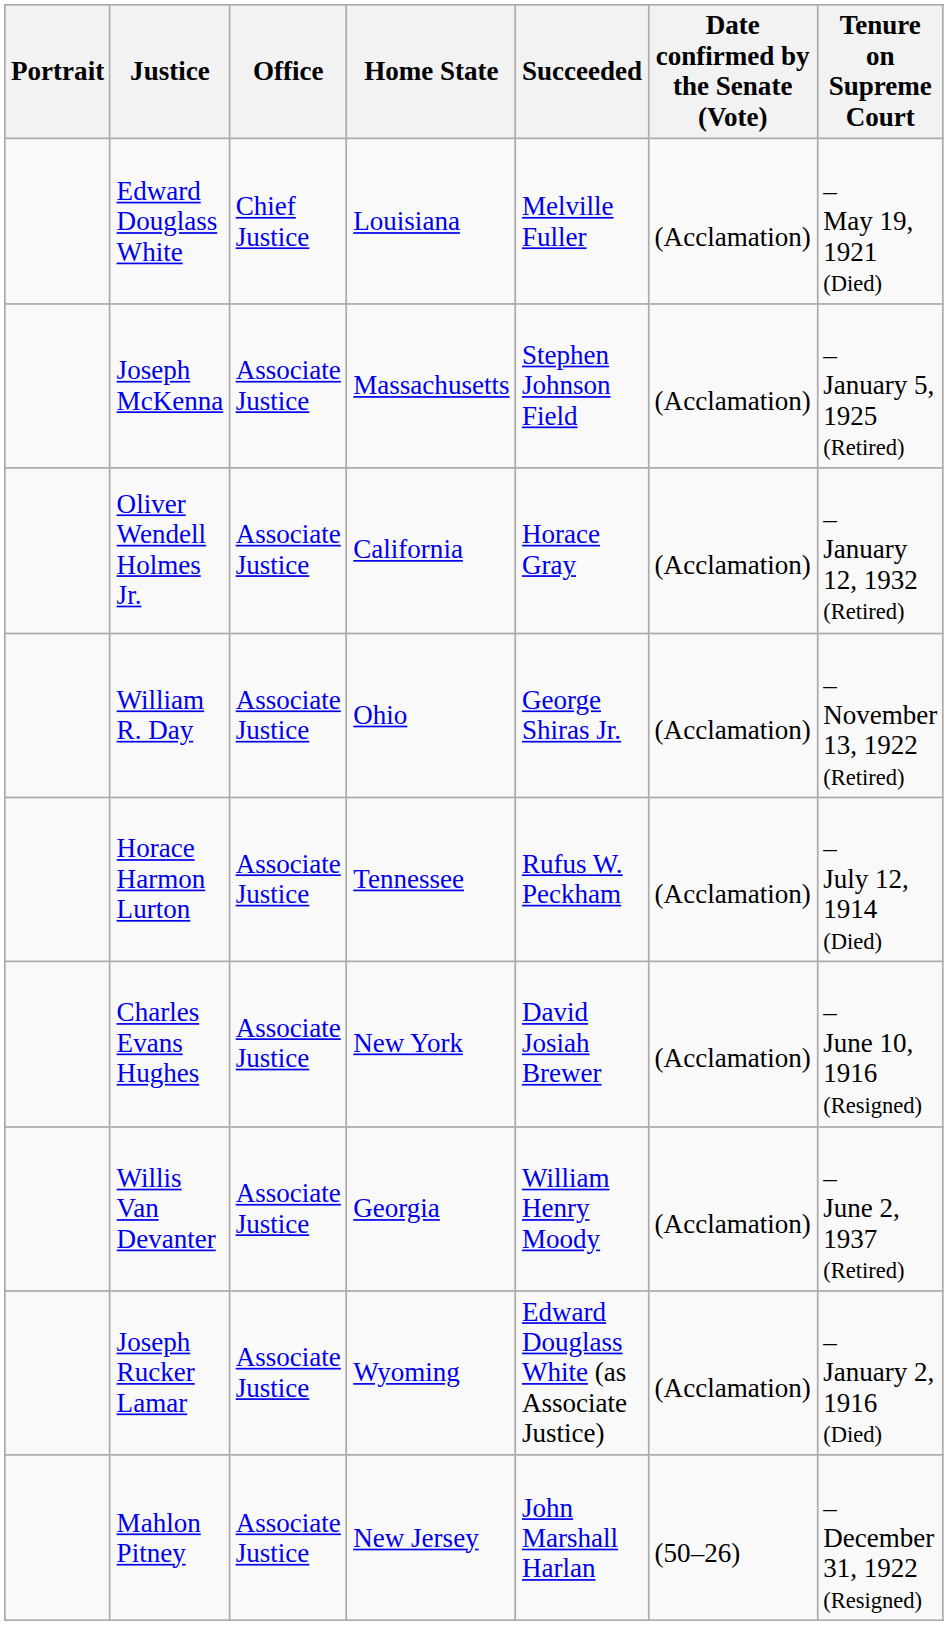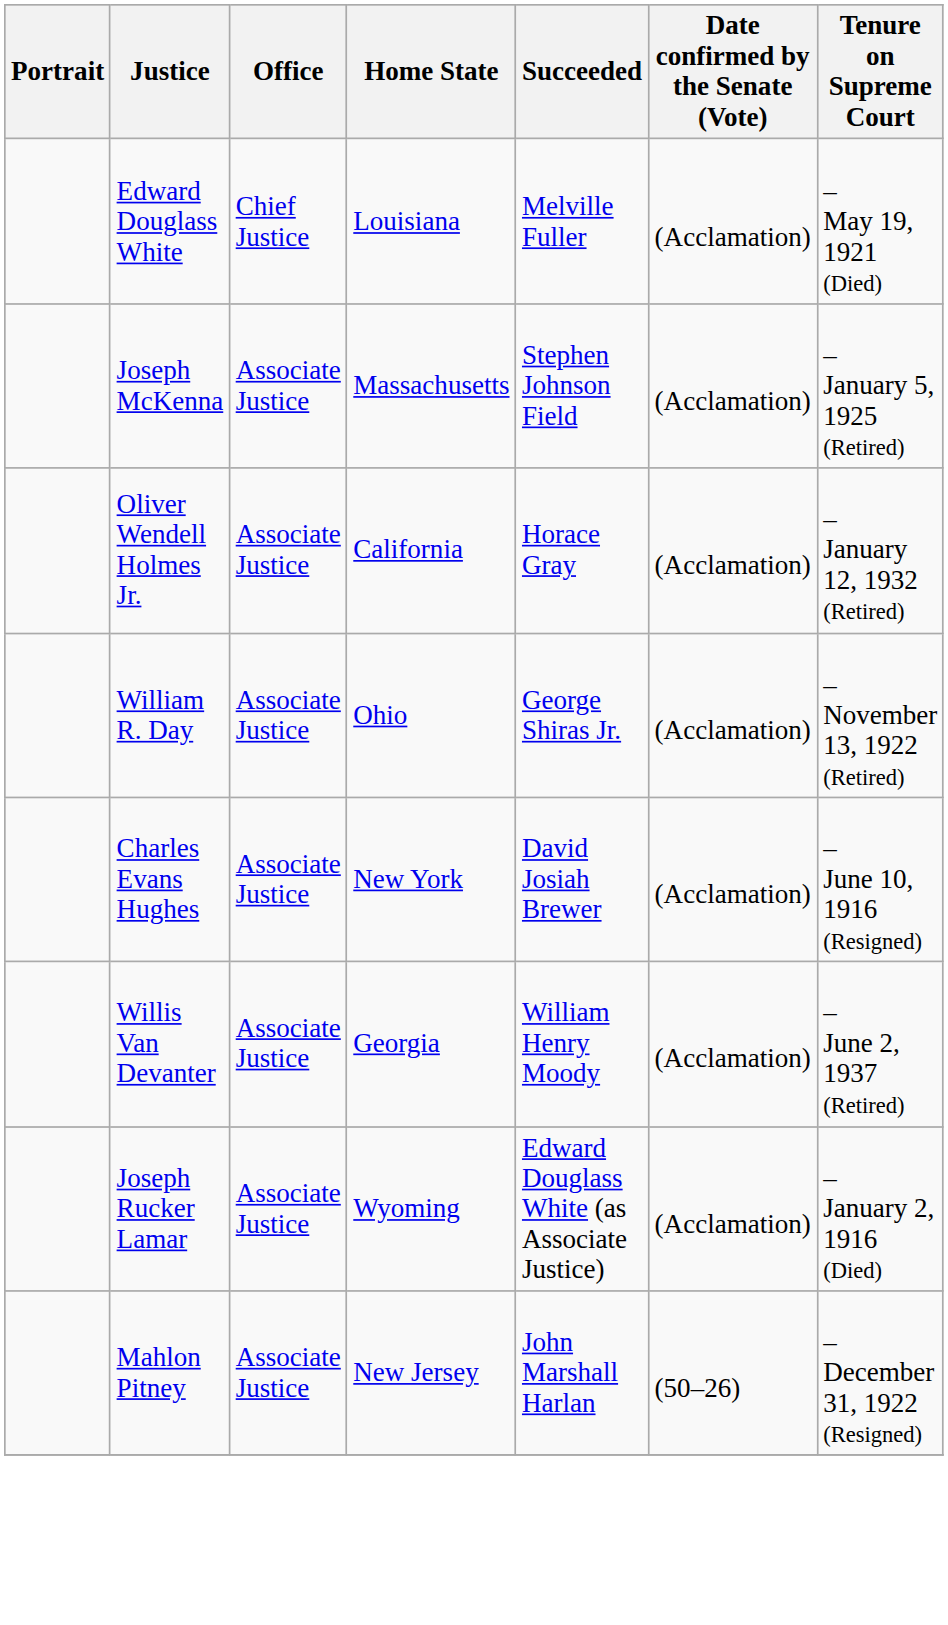- row: (161, 879)
